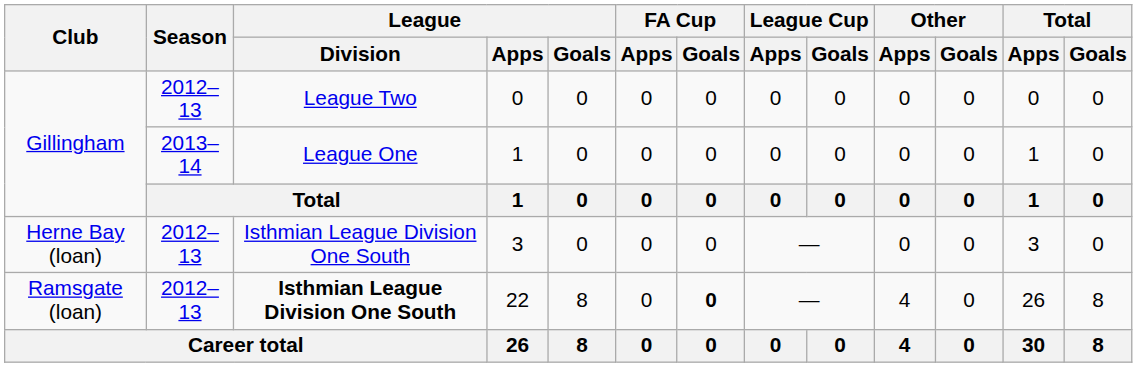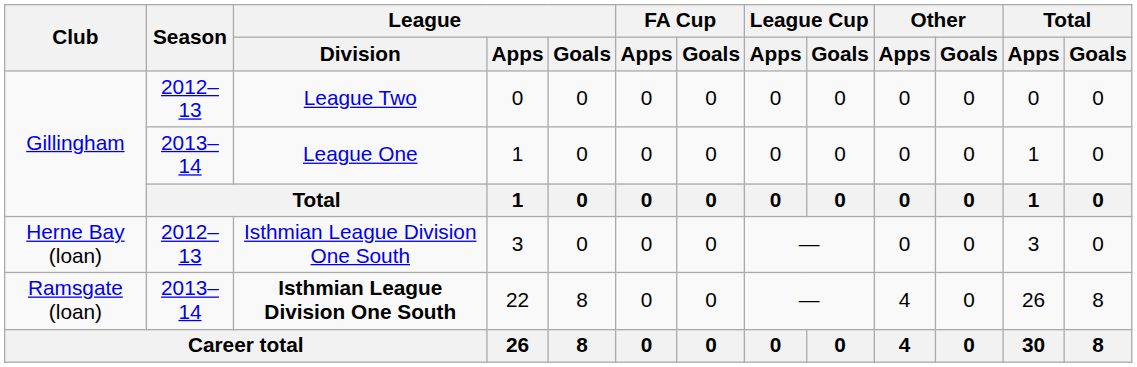(190, 300) 2012–13 -> (190, 300) 2013–14
(711, 300) bold -> (711, 300) normal
